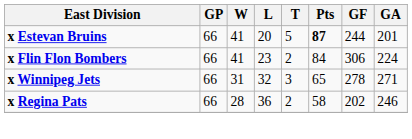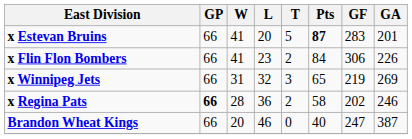(355, 36) 244 -> (355, 36) 283
(388, 58) 224 -> (388, 58) 226
(355, 79) 278 -> (355, 79) 219
(388, 79) 271 -> (388, 79) 269
(210, 101) normal -> (210, 101) bold
+ row: (73, 123)
